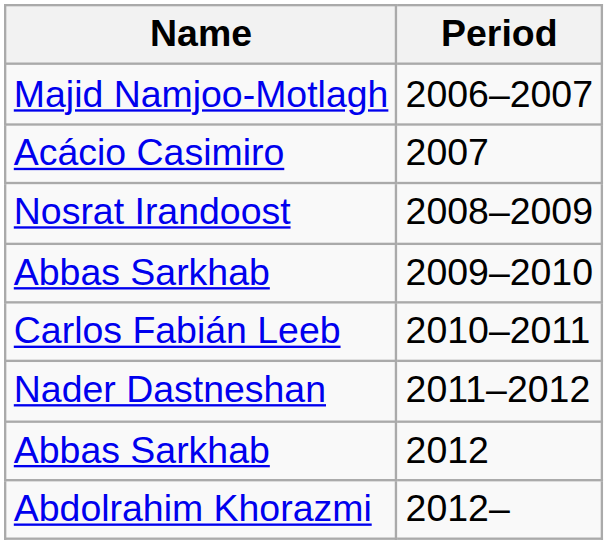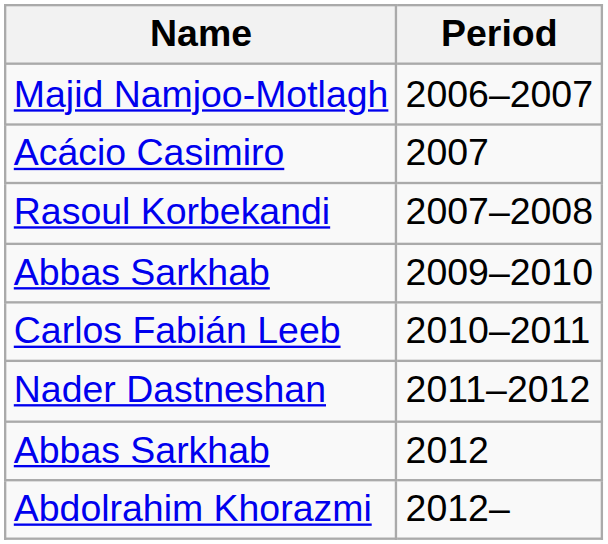+ row: (499, 212)
- row: (499, 212)
